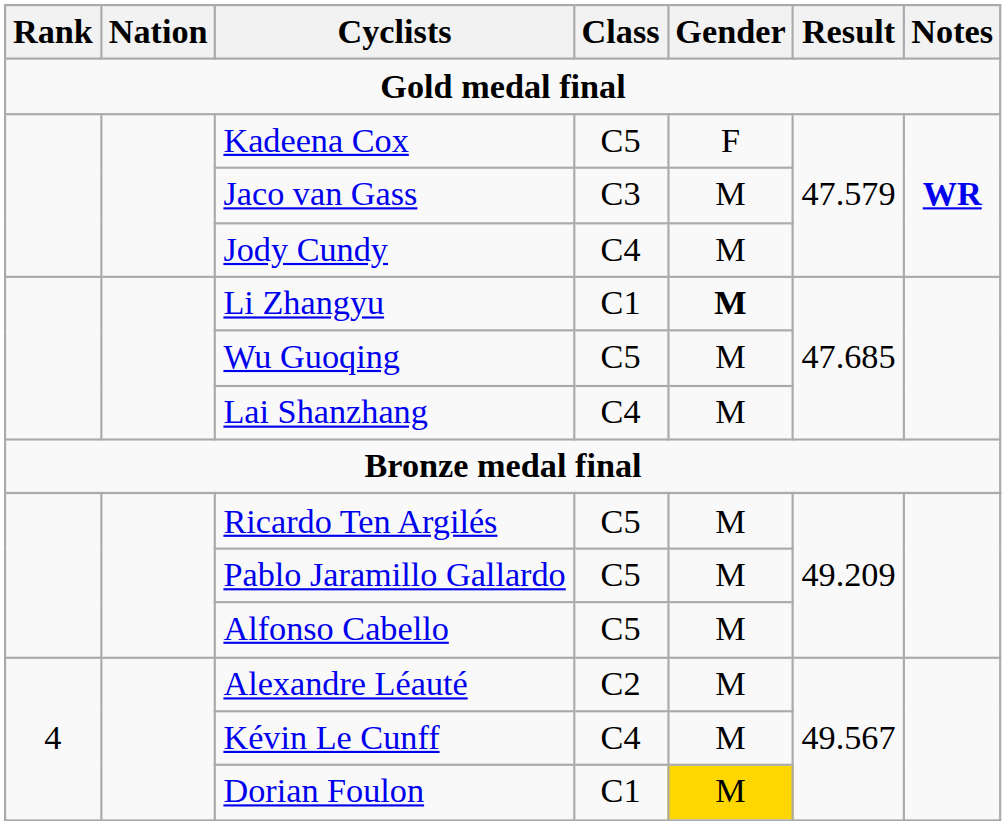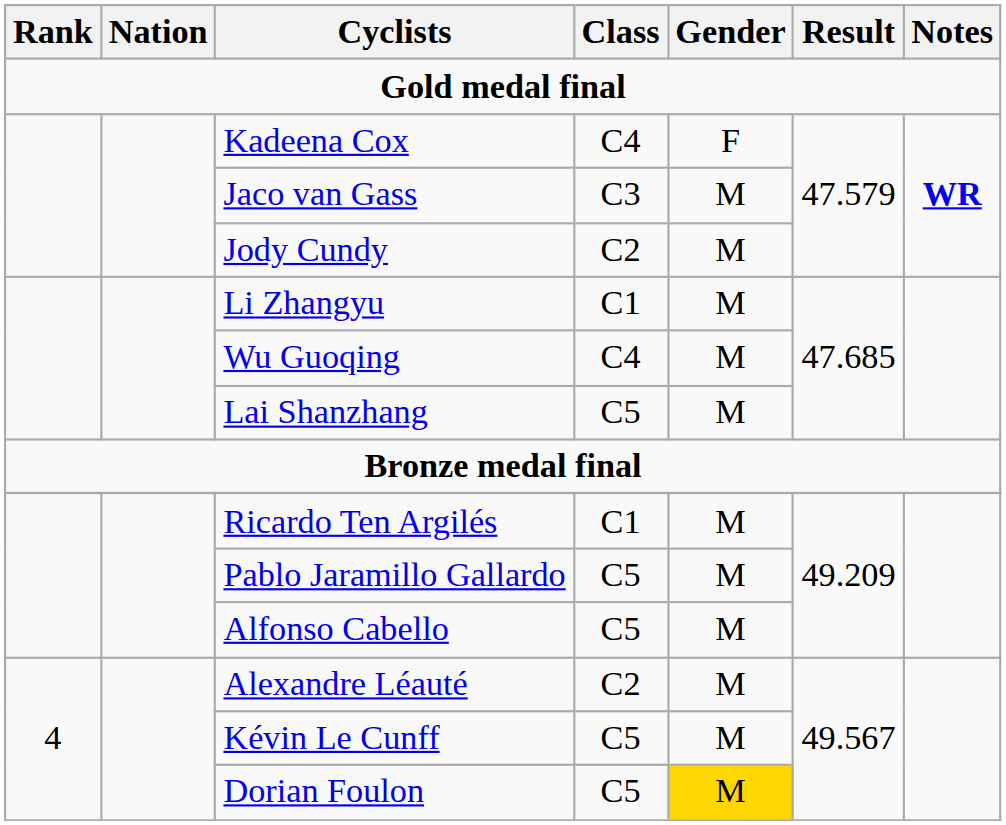(621, 140) C5 -> (621, 140) C4
(621, 248) C4 -> (621, 248) C2
(730, 303) bold -> (730, 303) normal
(621, 357) C5 -> (621, 357) C4
(621, 411) C4 -> (621, 411) C5
(621, 520) C5 -> (621, 520) C1
(621, 737) C4 -> (621, 737) C5
(621, 791) C1 -> (621, 791) C5
